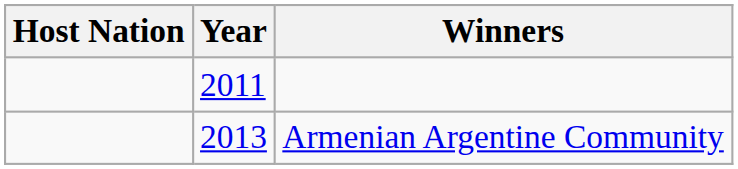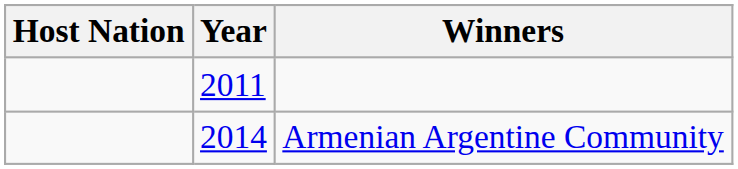(233, 137) 2013 -> (233, 137) 2014
